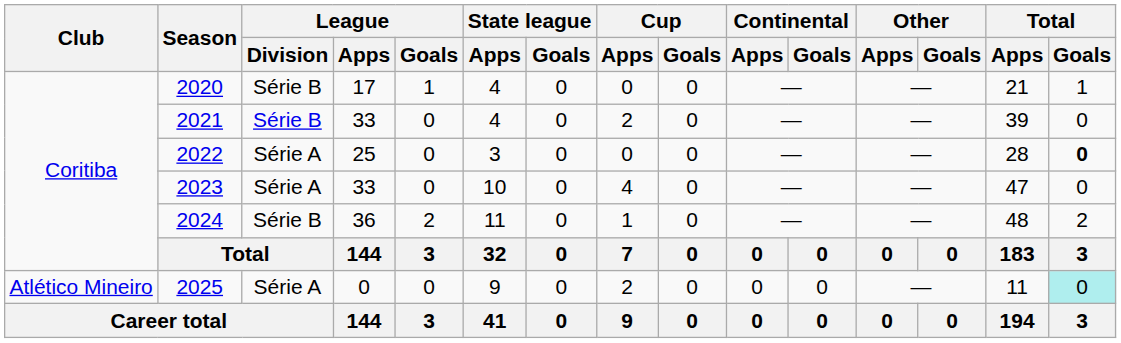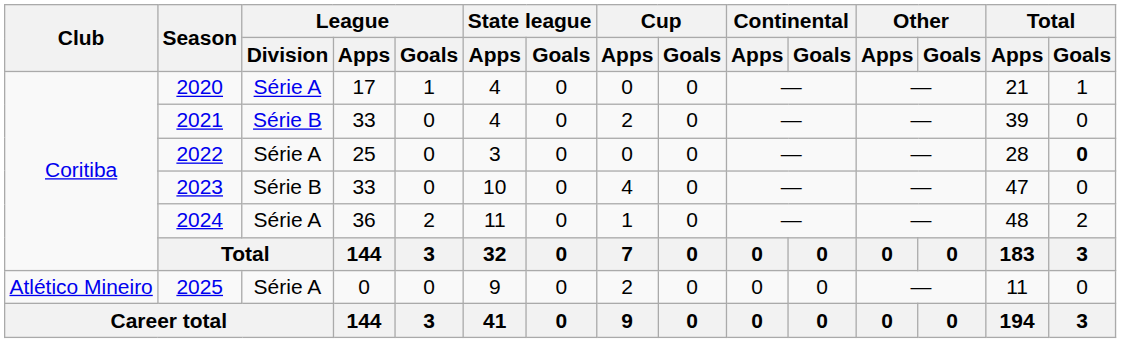(287, 87) Série B -> (287, 87) Série A
(287, 187) Série A -> (287, 187) Série B
(287, 220) Série B -> (287, 220) Série A
(1082, 287) paleturquoise background -> (1082, 287) no background
